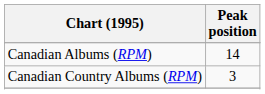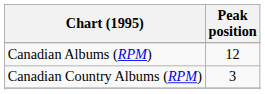(233, 54) 14 -> (233, 54) 12
